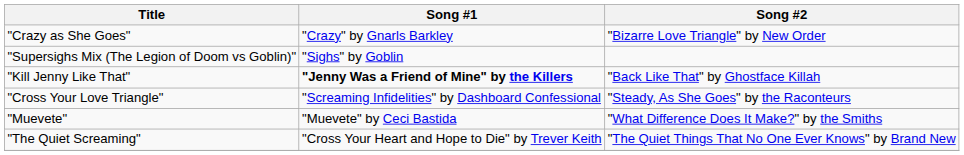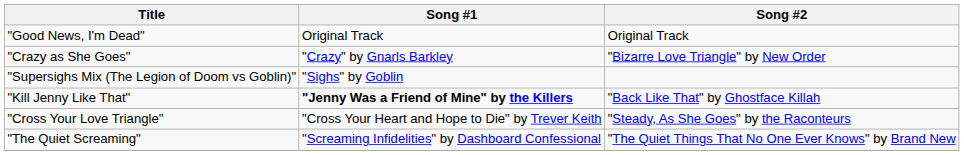+ row: (76, 35)
(452, 98) "Screaming Infidelities" by Dashboard Confessional -> (452, 118) "Cross Your Heart and Hope to Die" by Trever Keith
- row: (37, 118)
(452, 139) "Cross Your Heart and Hope to Die" by Trever Keith -> (452, 139) "Screaming Infidelities" by Dashboard Confessional
